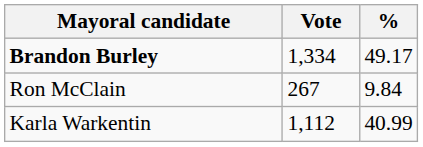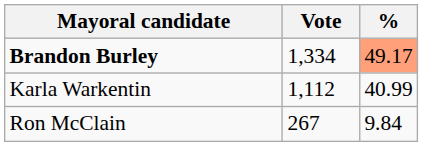(388, 55) no background -> (388, 55) lightsalmon background
rows swapped: (80, 123) <-> (68, 89)
